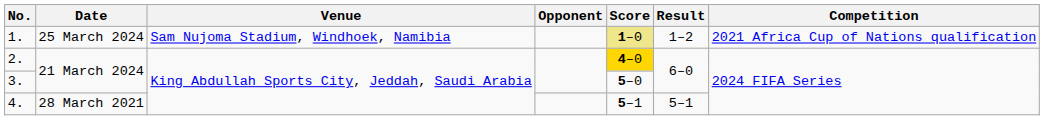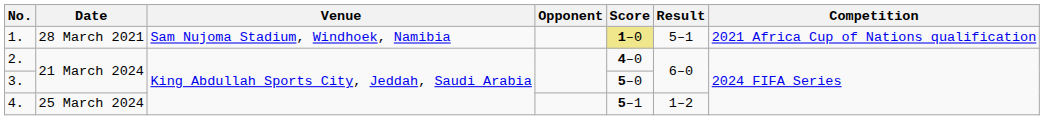(91, 38) 25 March 2024 -> (91, 38) 28 March 2021
(681, 38) 1–2 -> (681, 38) 5–1
(630, 60) gold background -> (630, 60) no background
(91, 104) 28 March 2021 -> (91, 104) 25 March 2024
(681, 104) 5–1 -> (681, 104) 1–2
